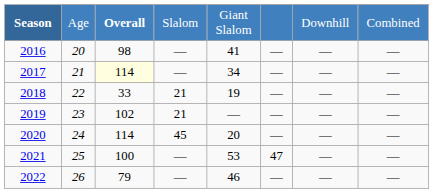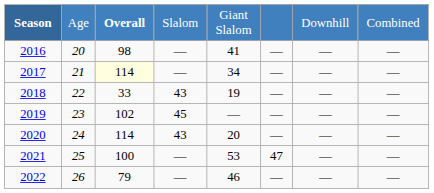(180, 93) 21 -> (180, 93) 43
(180, 114) 21 -> (180, 114) 45
(180, 135) 45 -> (180, 135) 43
